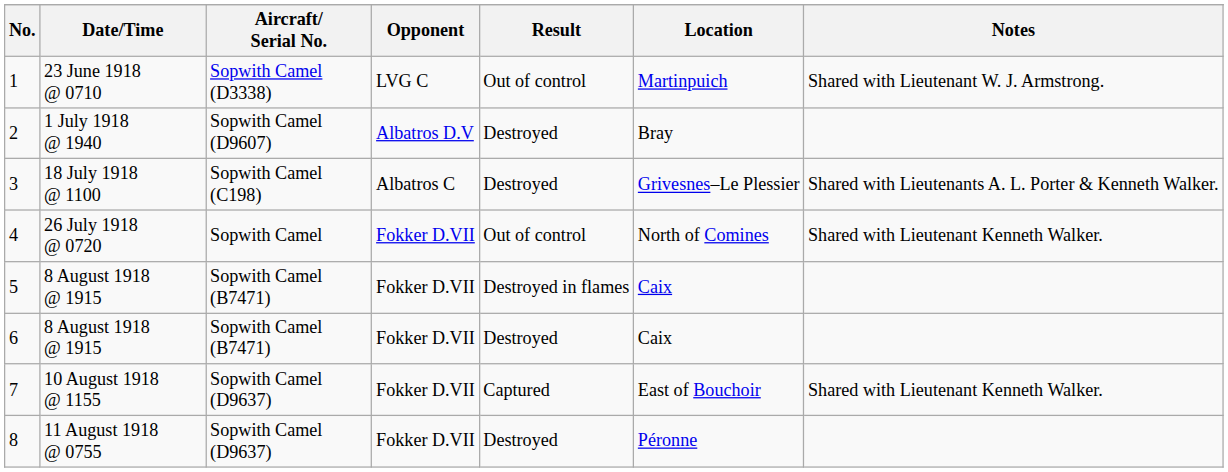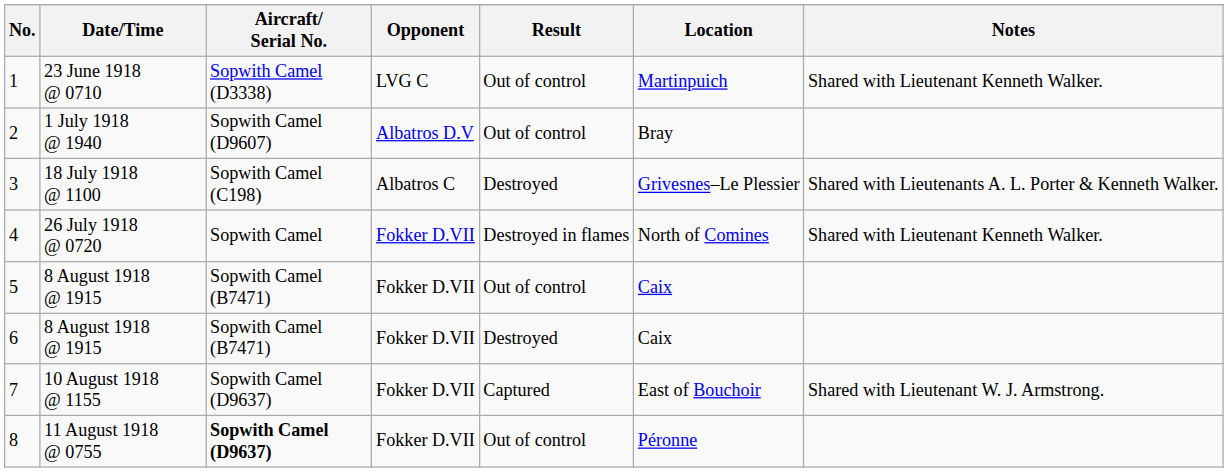(956, 81) Shared with Lieutenant W. J. Armstrong. -> (955, 81) Shared with Lieutenant Kenneth Walker.
(521, 133) Destroyed -> (535, 133) Out of control
(535, 235) Out of control -> (556, 235) Destroyed in flames
(556, 287) Destroyed in flames -> (535, 287) Out of control
(955, 389) Shared with Lieutenant Kenneth Walker. -> (956, 389) Shared with Lieutenant W. J. Armstrong.
(266, 441) normal -> (269, 441) bold
(521, 441) Destroyed -> (535, 441) Out of control
